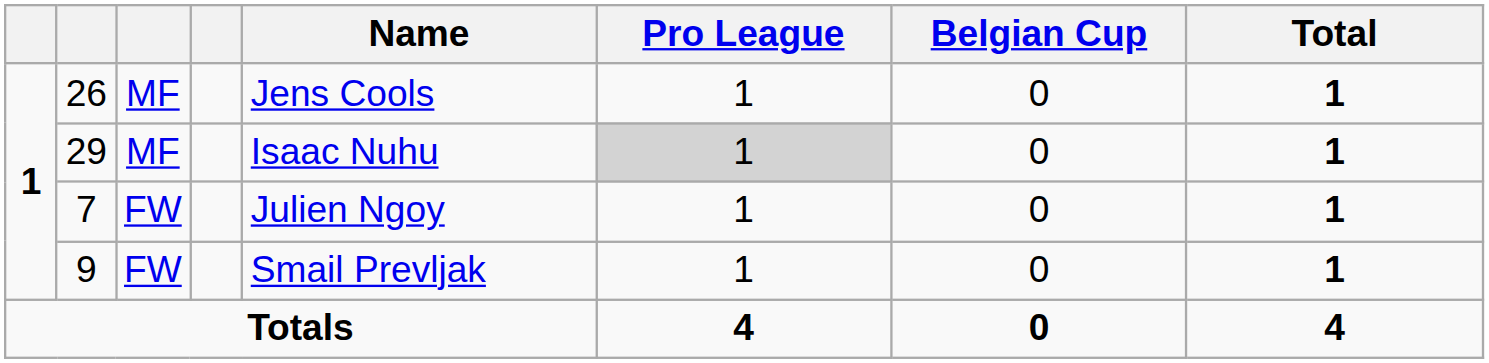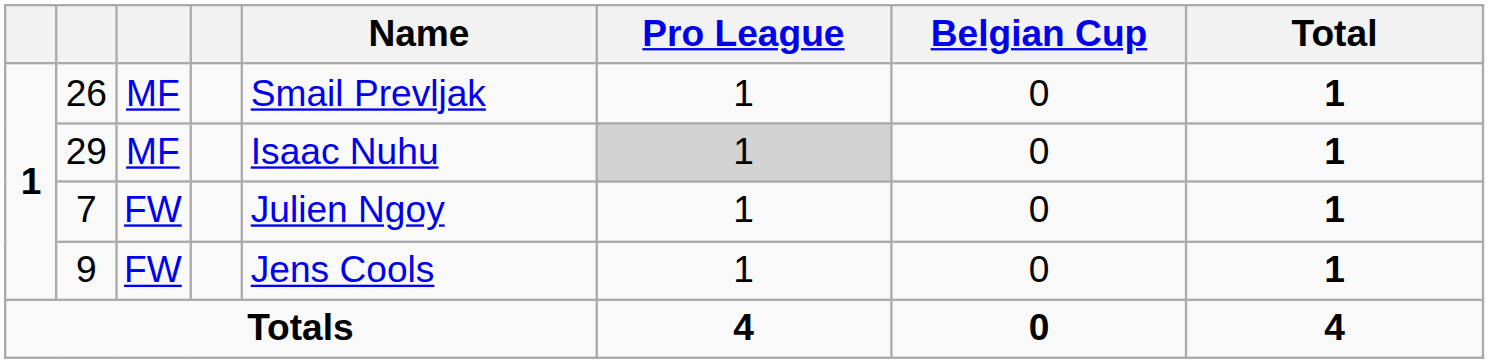(343, 92) Jens Cools -> (368, 92) Smail Prevljak
(368, 269) Smail Prevljak -> (343, 269) Jens Cools
